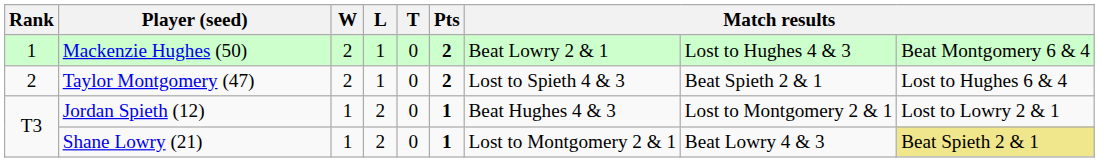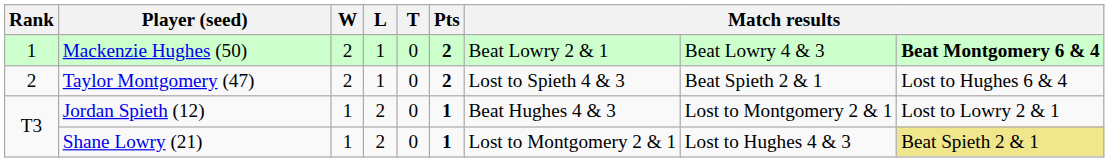(768, 50) Lost to Hughes 4 & 3 -> (755, 50) Beat Lowry 4 & 3
(996, 50) normal -> (1000, 50) bold
(755, 141) Beat Lowry 4 & 3 -> (768, 141) Lost to Hughes 4 & 3
